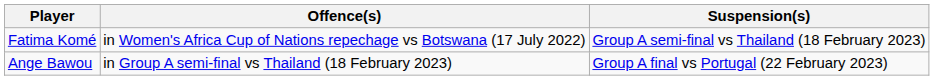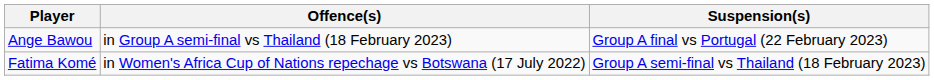rows swapped: (52, 39) <-> (50, 63)
